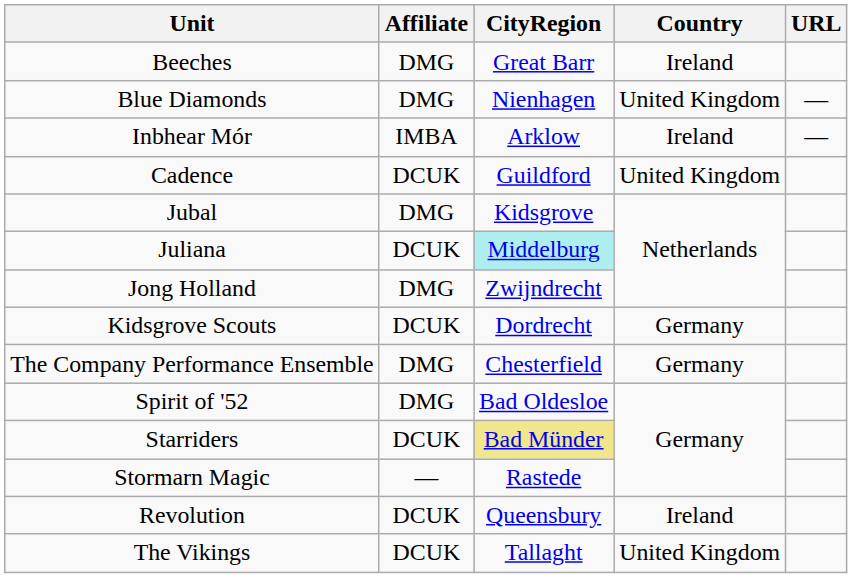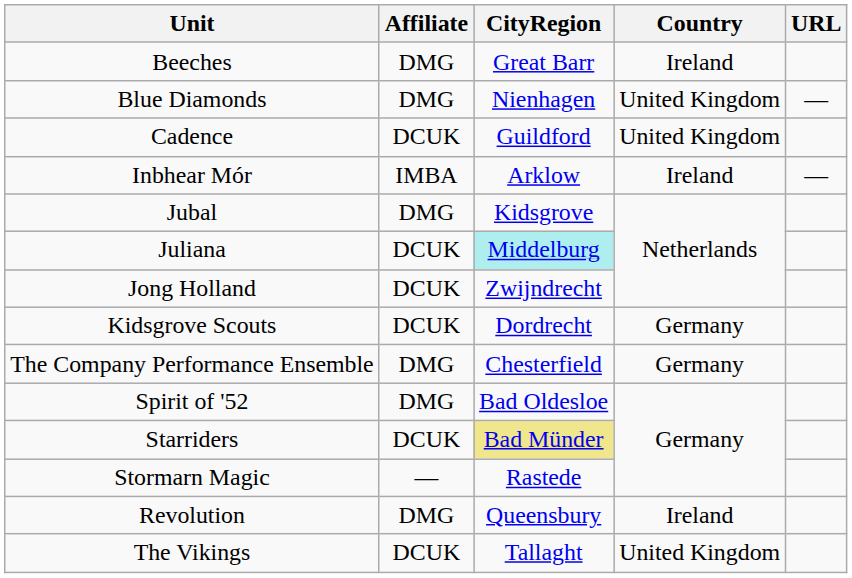rows swapped: (192, 174) <-> (192, 136)
(426, 288) DMG -> (426, 288) DCUK
(426, 514) DCUK -> (426, 514) DMG
